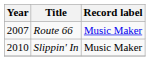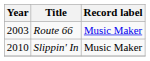(18, 30) 2007 -> (18, 30) 2003
